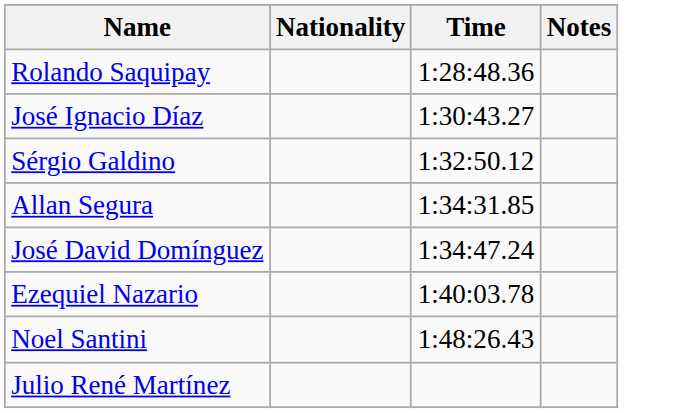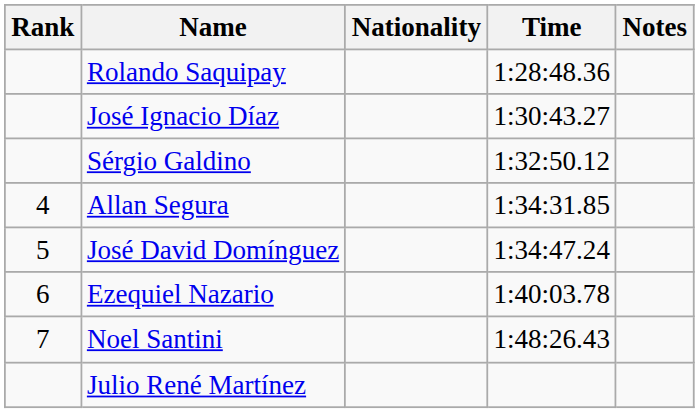+ column: (43, 26)
